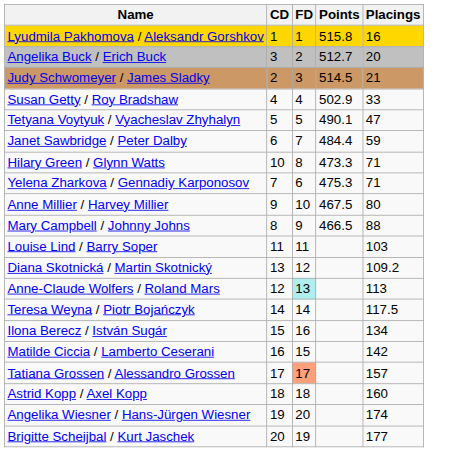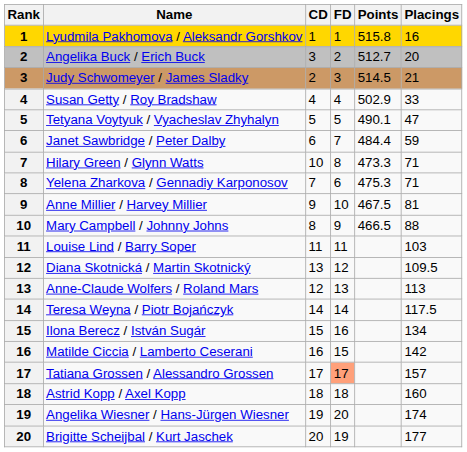+ column: (24, 15)
(373, 204) 80 -> (412, 204) 81
(382, 267) 109.2 -> (421, 267) 109.5
(303, 288) paleturquoise background -> (341, 288) no background
